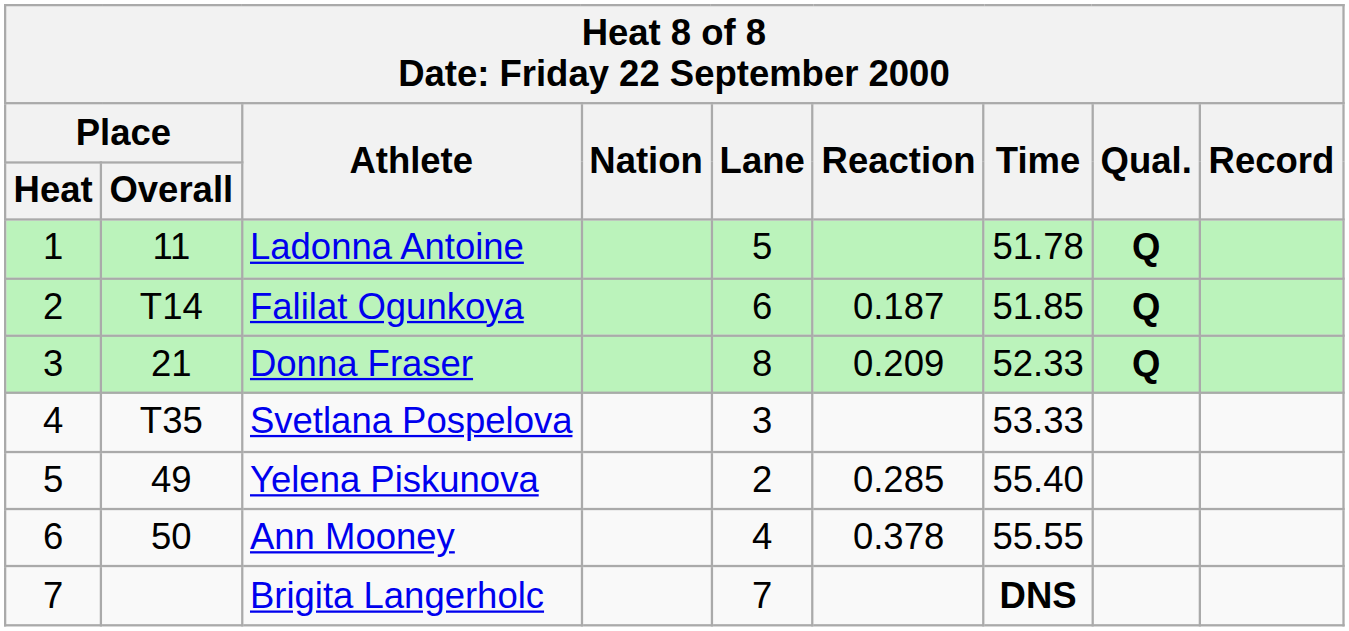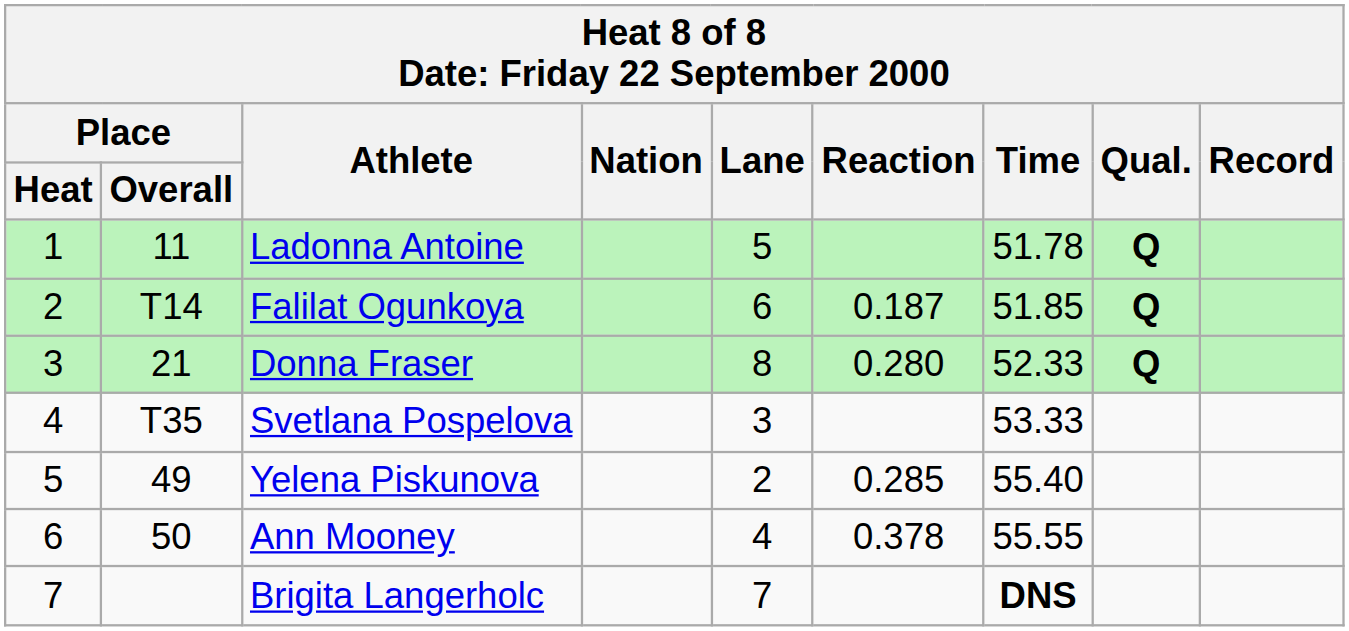(899, 363) 0.209 -> (899, 363) 0.280
